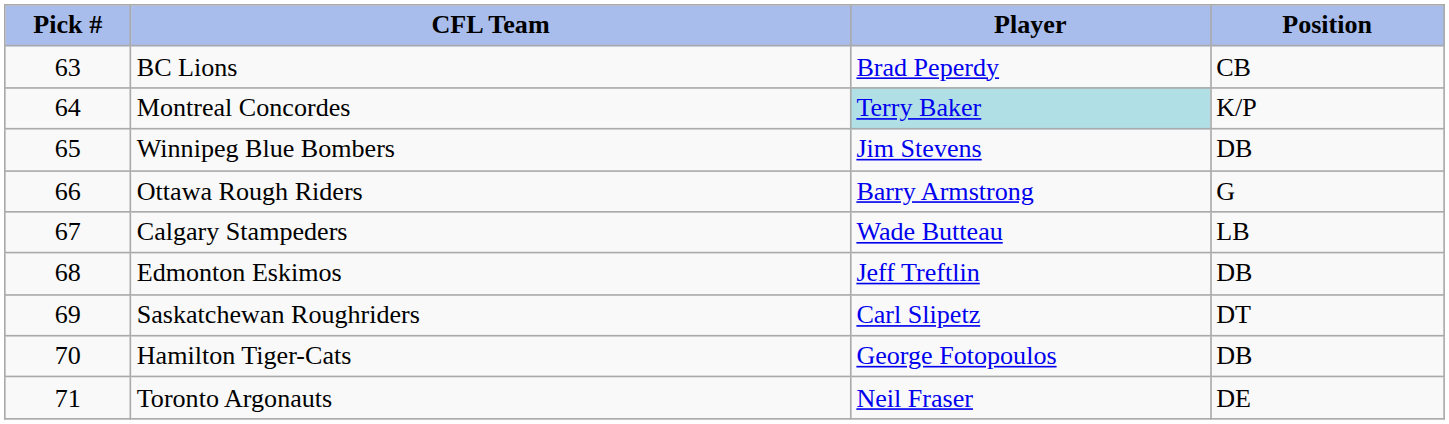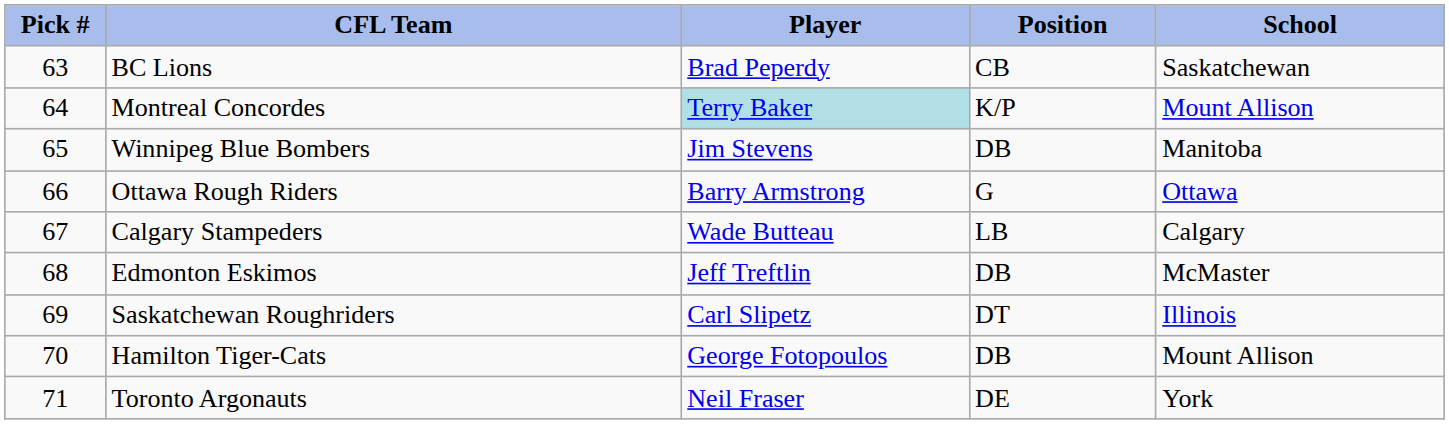+ column: (1300, 25)
